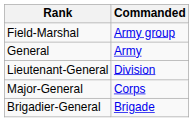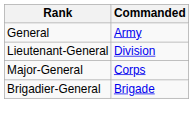- row: (43, 32)
